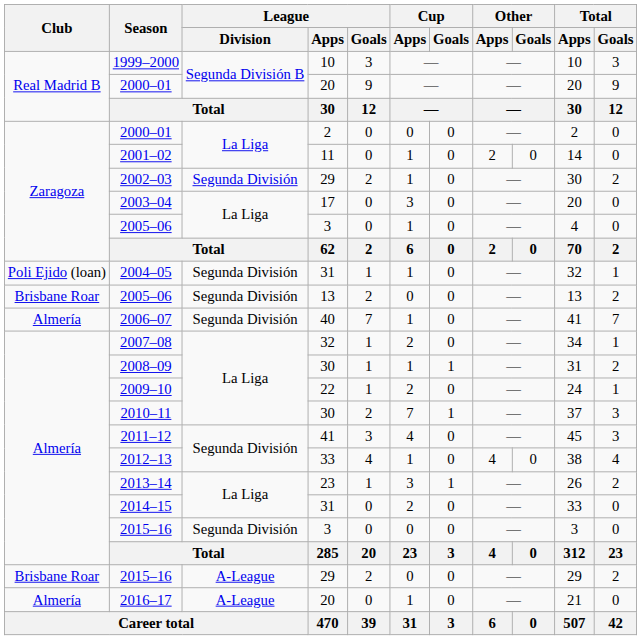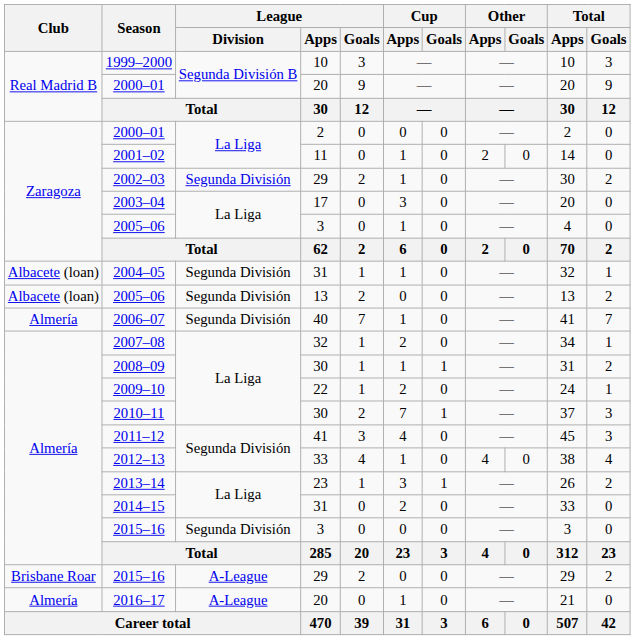(57, 272) Poli Ejido (loan) -> (53, 272) Albacete (loan)
(57, 296) Brisbane Roar -> (53, 296) Albacete (loan)
